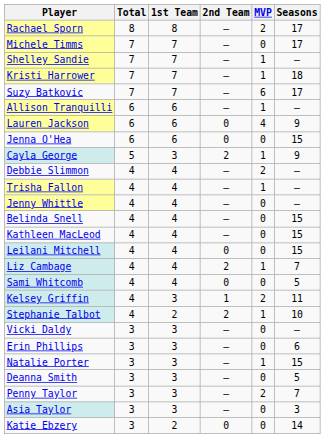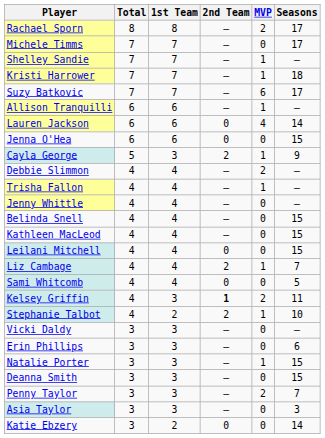(297, 124) 9 -> (297, 124) 14
(226, 298) normal -> (226, 298) bold
(297, 378) 5 -> (297, 378) 15
